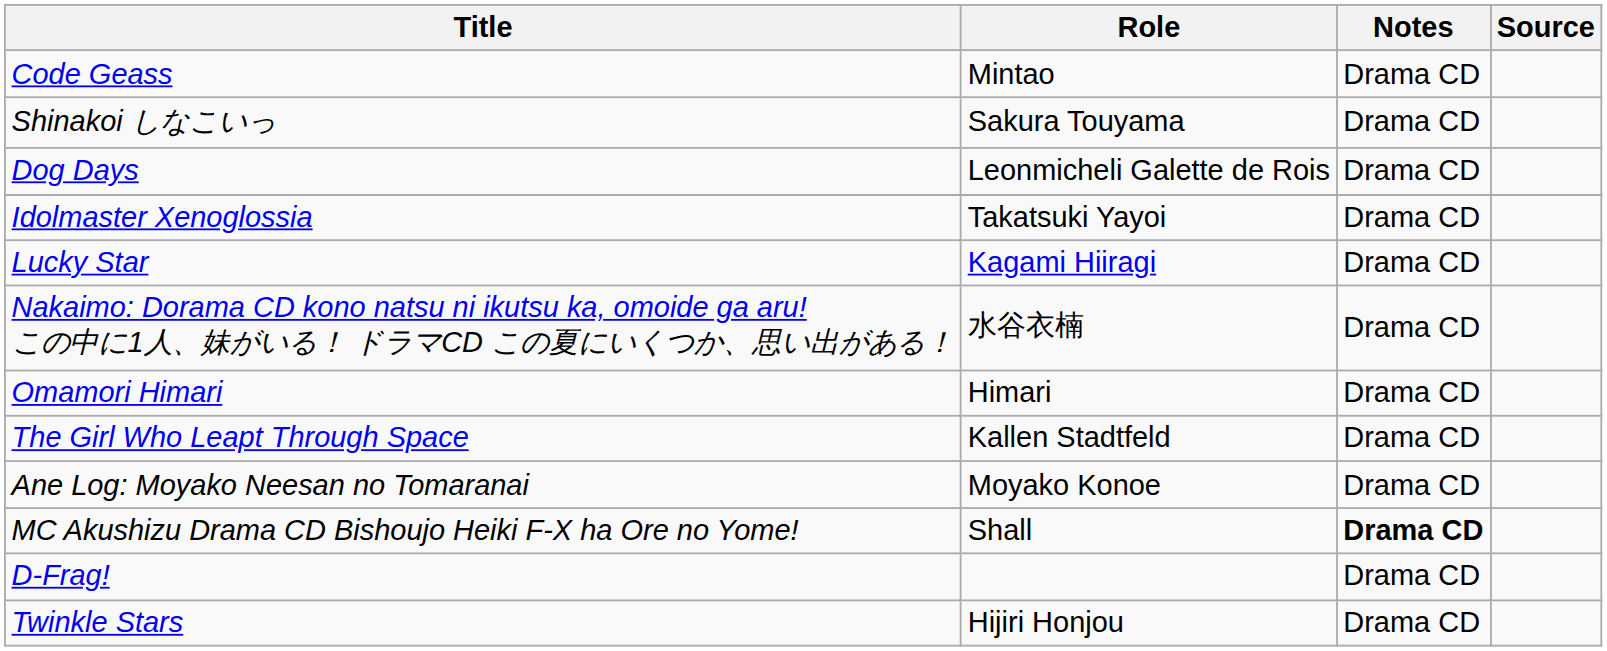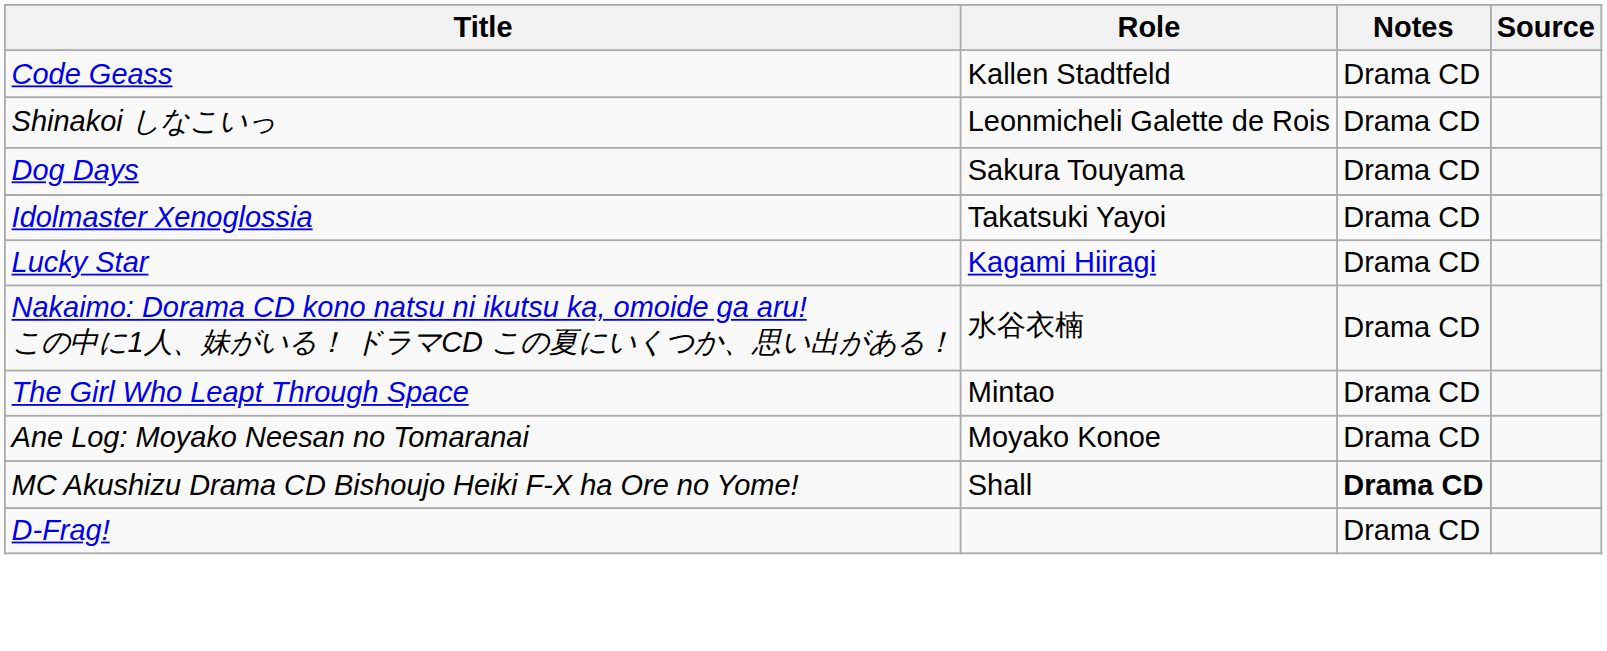(1011, 73) Mintao -> (1069, 73) Kallen Stadtfeld
(1076, 122) Sakura Touyama -> (1149, 122) Leonmicheli Galette de Rois
(1149, 170) Leonmicheli Galette de Rois -> (1076, 170) Sakura Touyama
- row: (117, 392)
(1069, 438) Kallen Stadtfeld -> (1011, 392) Mintao
- row: (97, 622)
